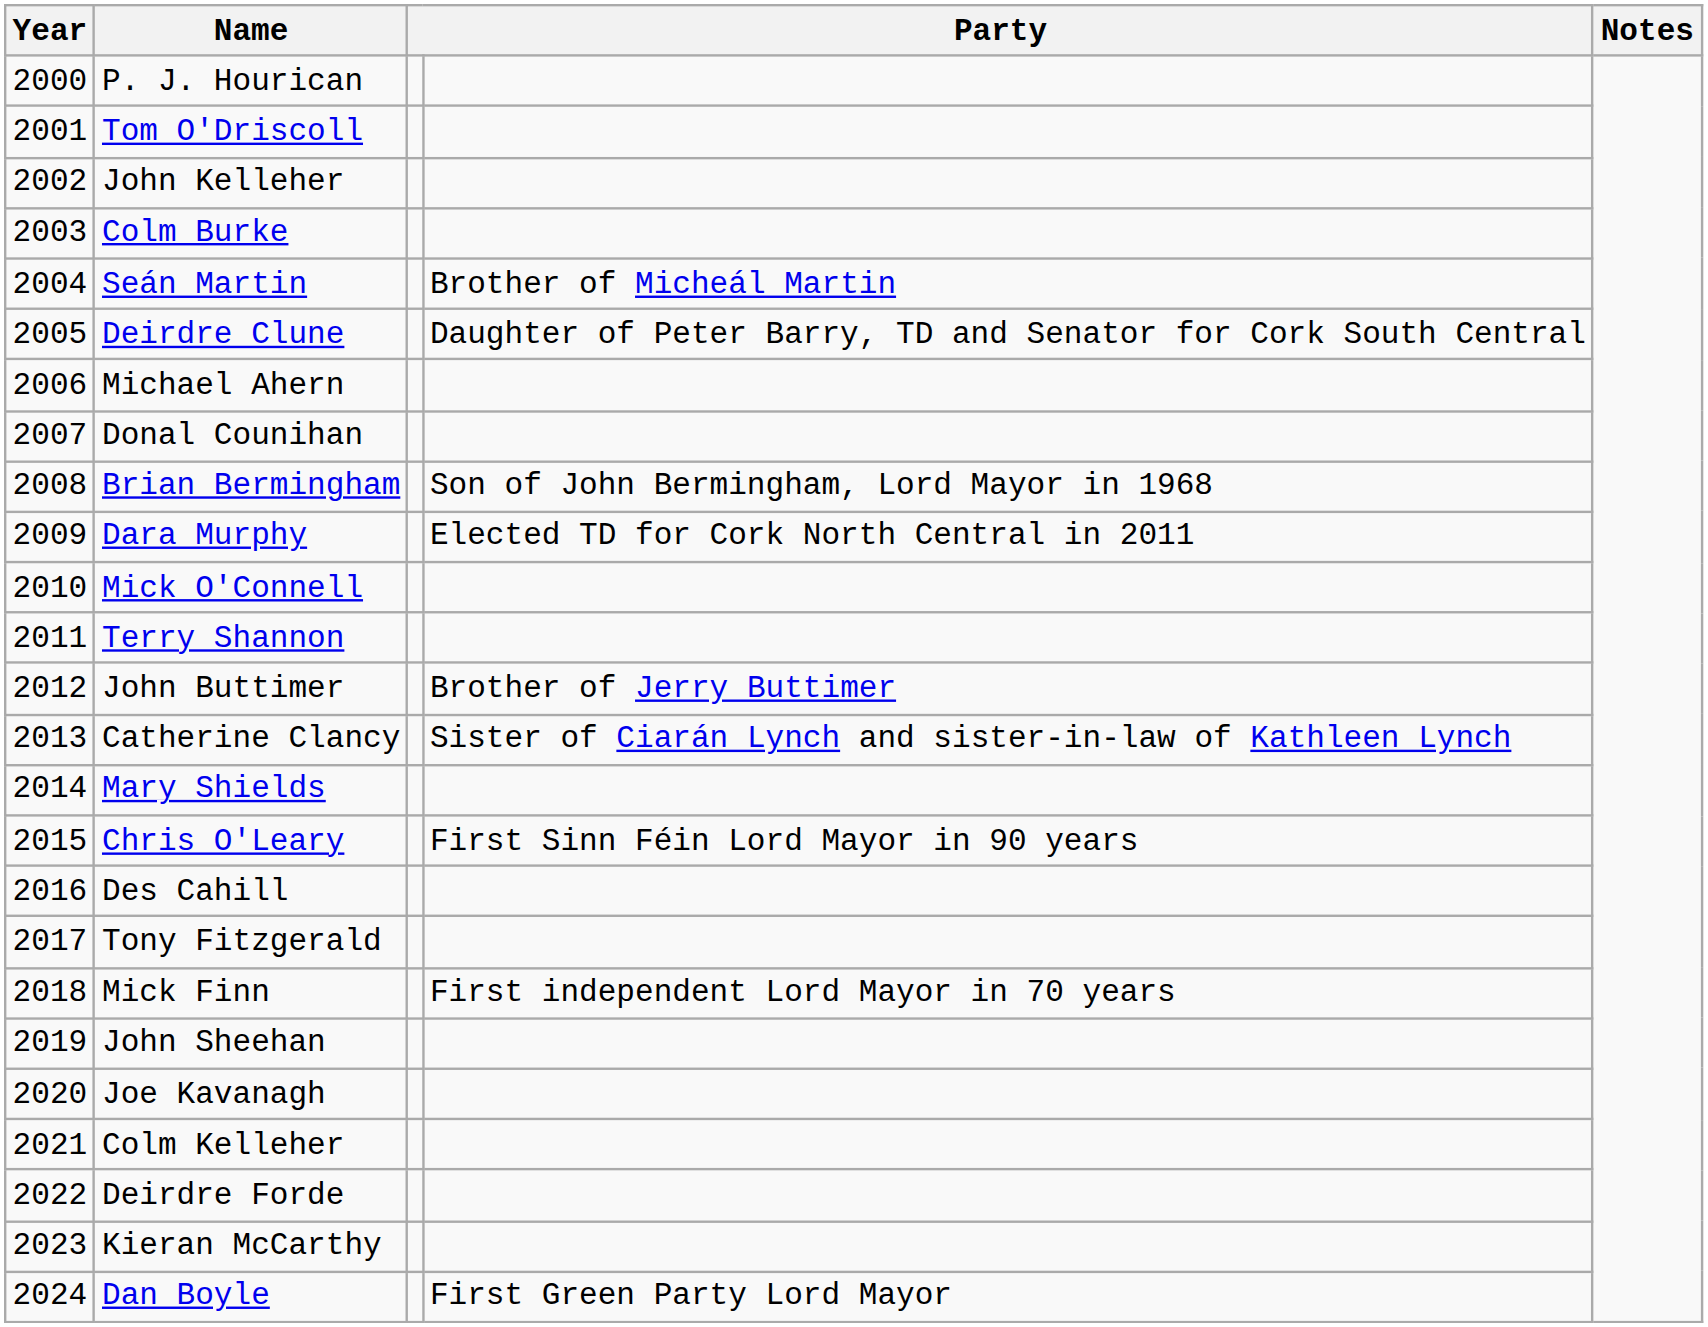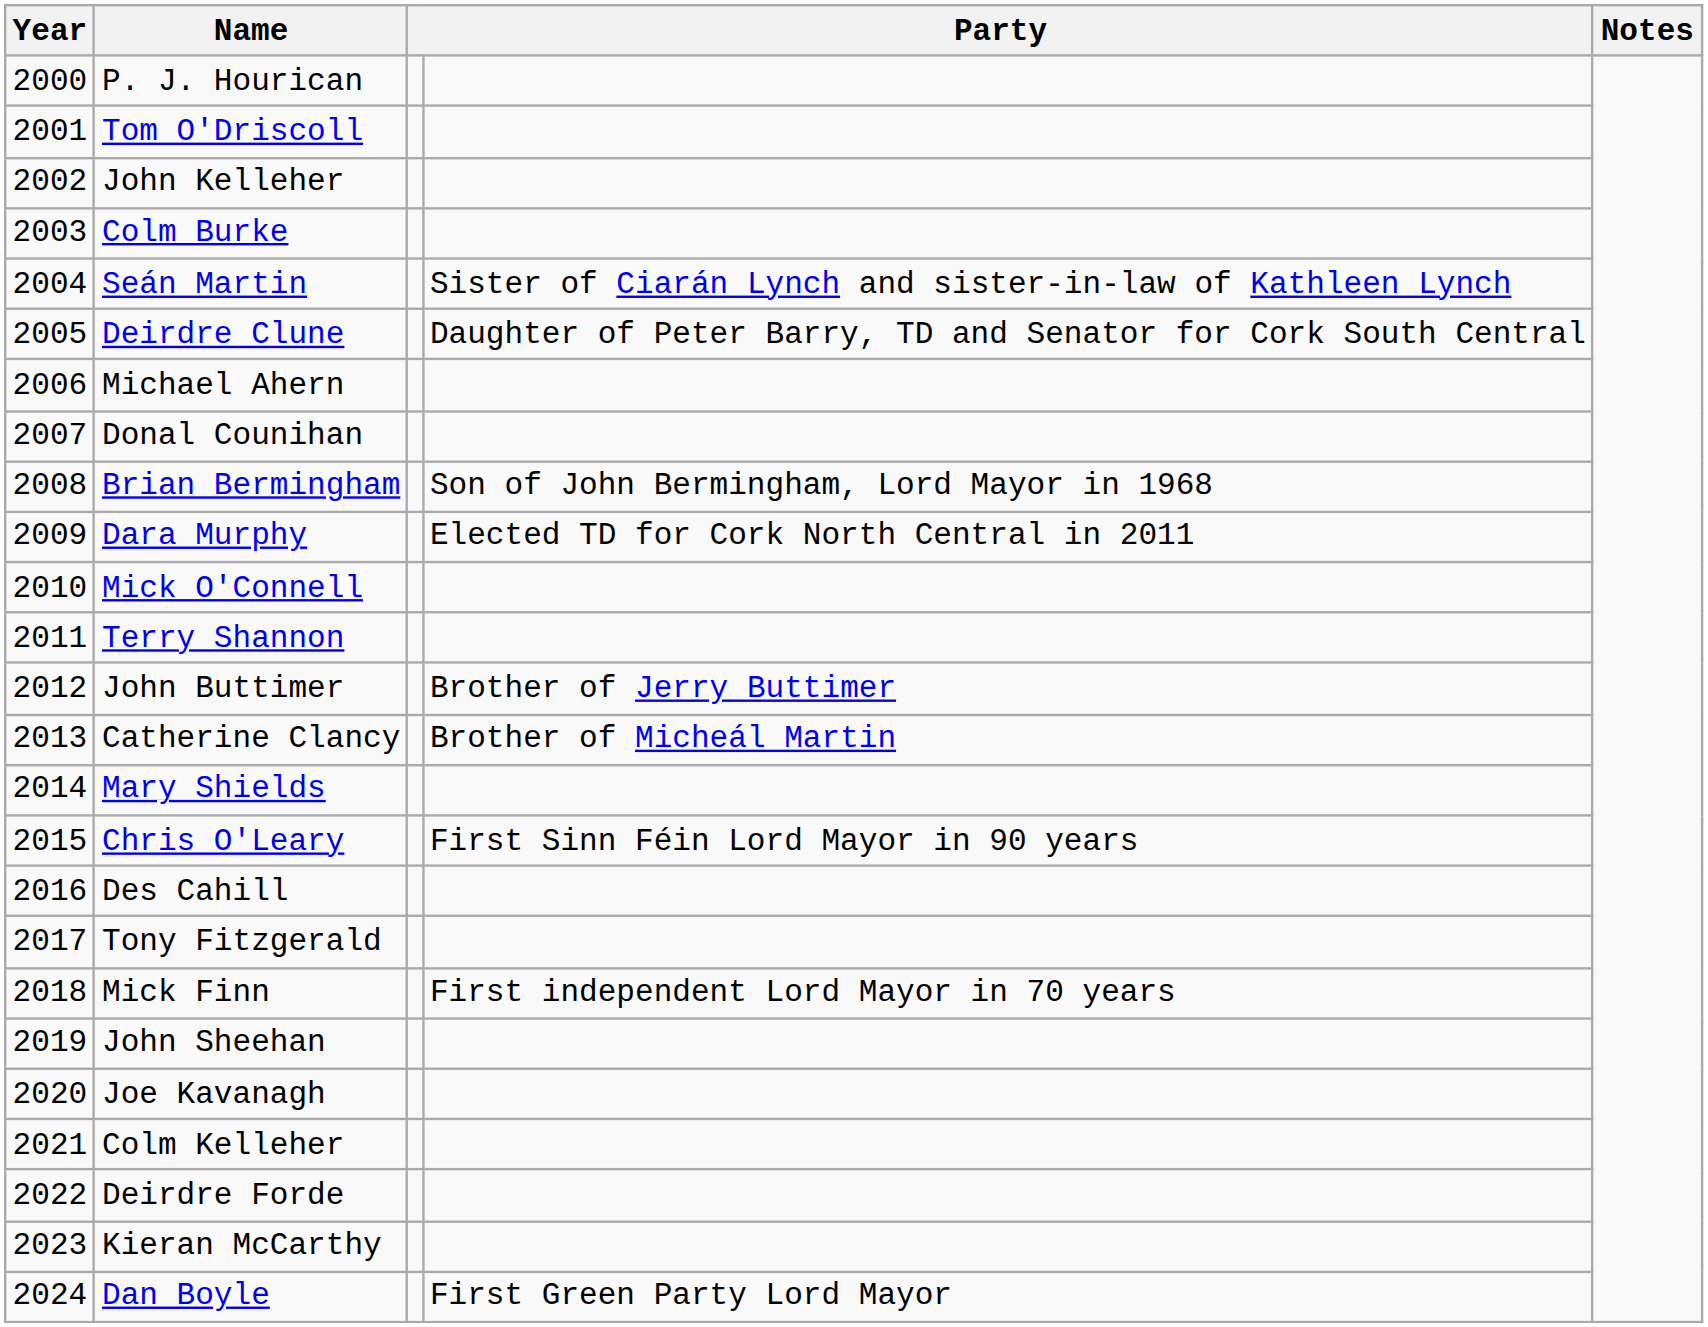(663, 284) Brother of Micheál Martin -> (971, 284) Sister of Ciarán Lynch and sister-in-law of Kathleen Lynch
(971, 739) Sister of Ciarán Lynch and sister-in-law of Kathleen Lynch -> (663, 739) Brother of Micheál Martin
